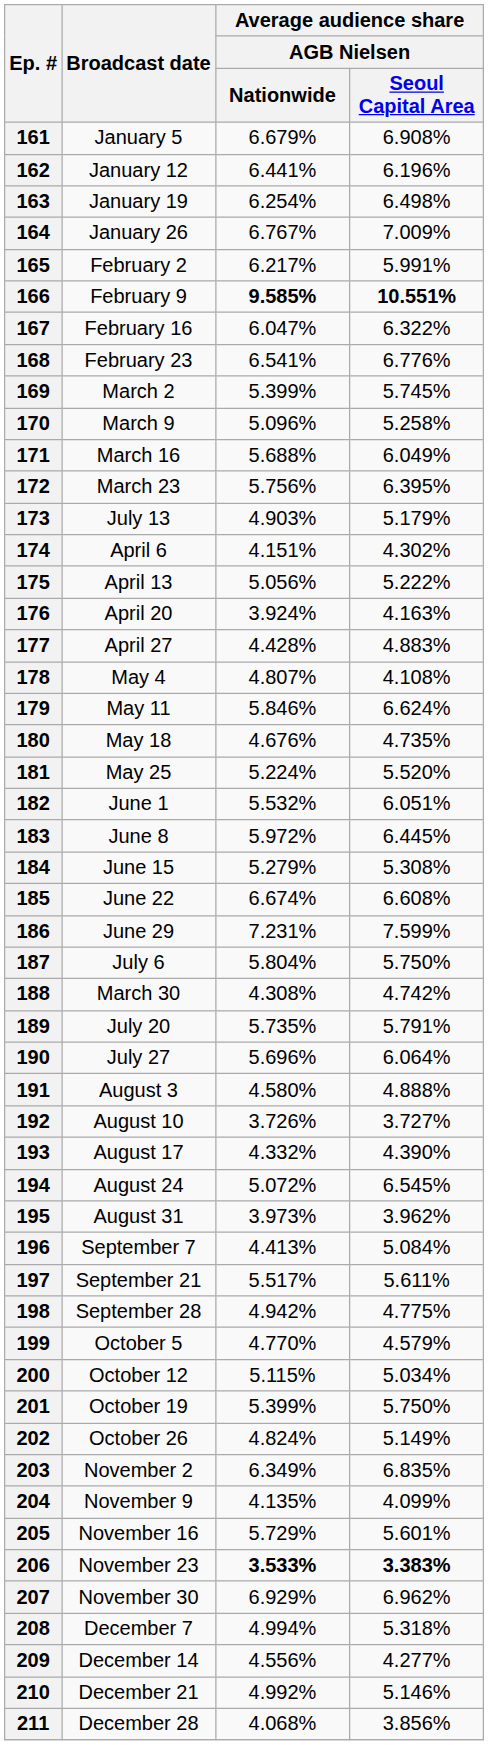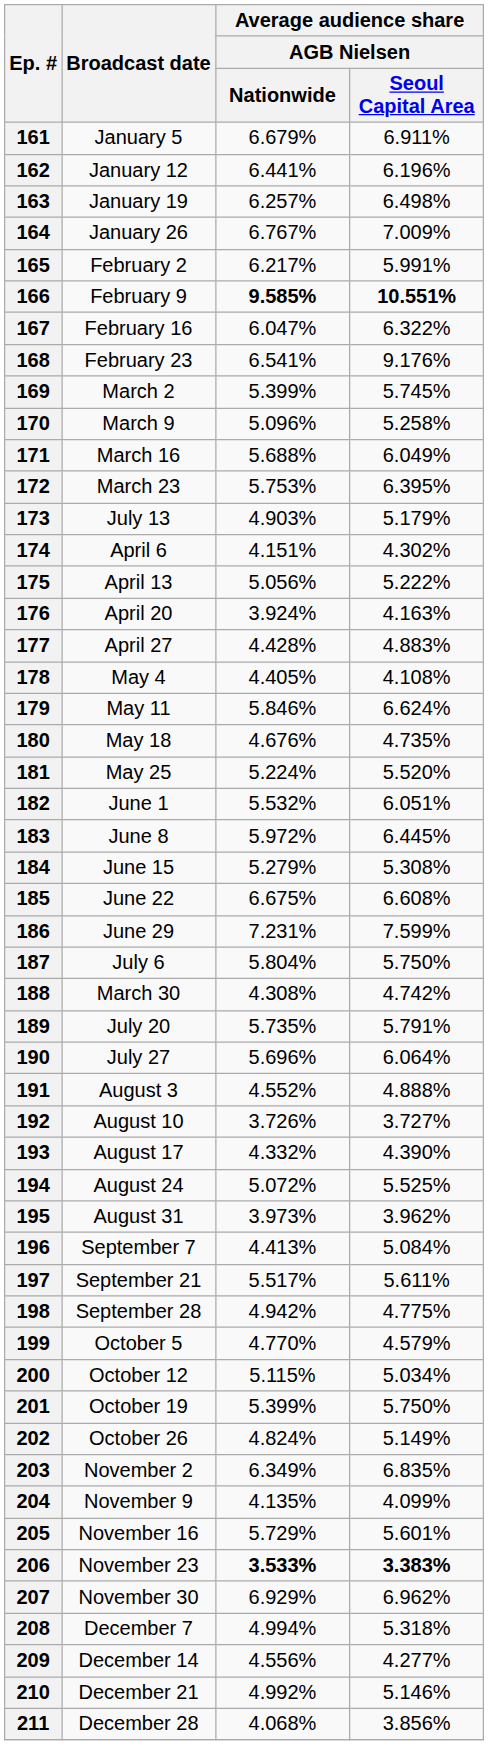(417, 138) 6.908% -> (417, 138) 6.911%
(282, 201) 6.254% -> (282, 201) 6.257%
(417, 360) 6.776% -> (417, 360) 9.176%
(282, 486) 5.756% -> (282, 486) 5.753%
(282, 677) 4.807% -> (282, 677) 4.405%
(282, 899) 6.674% -> (282, 899) 6.675%
(282, 1089) 4.580% -> (282, 1089) 4.552%
(417, 1184) 6.545% -> (417, 1184) 5.525%
